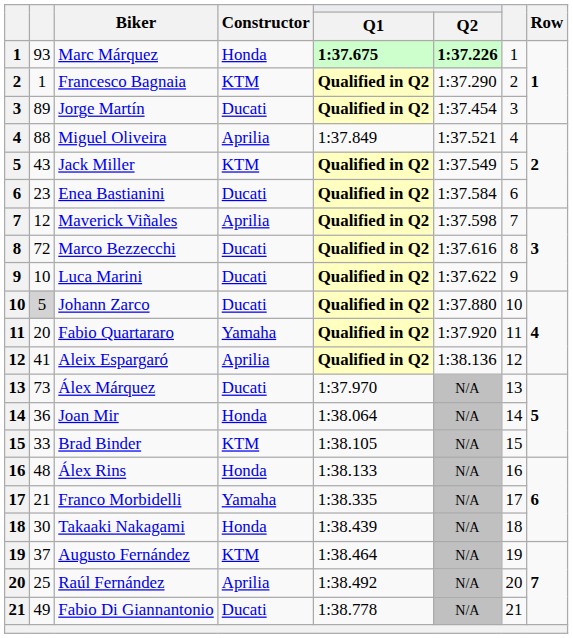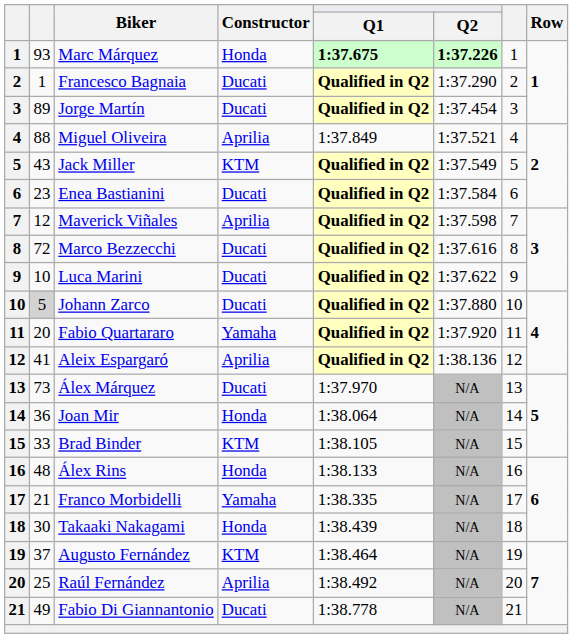(240, 81) KTM -> (244, 81) Ducati
